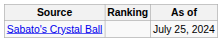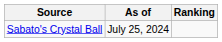columns swapped: (128, 12) <-> (184, 12)
